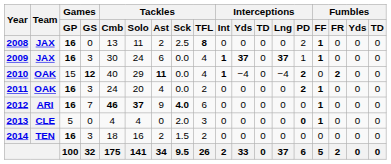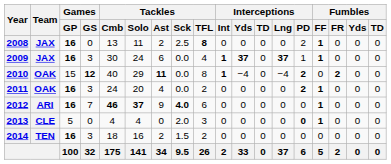(204, 74) 4 -> (204, 74) 8
